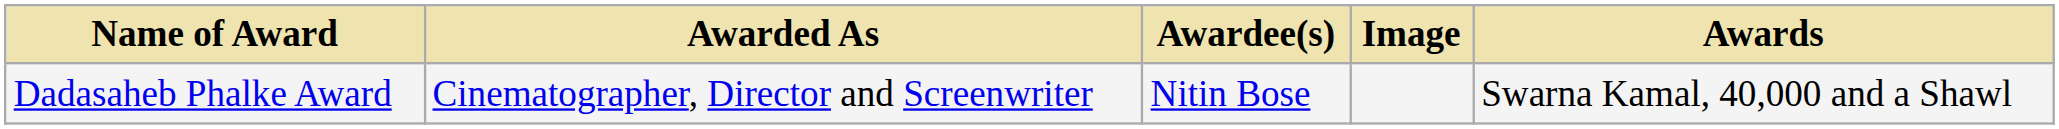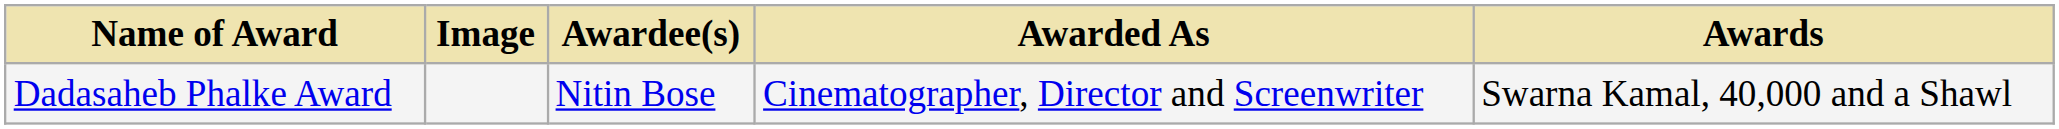columns swapped: (1411, 33) <-> (783, 33)
